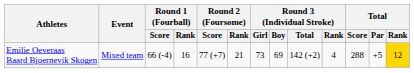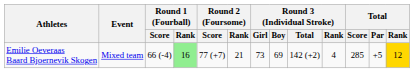(185, 55) no background -> (185, 55) lightgreen background
(357, 55) 288 -> (357, 55) 285
